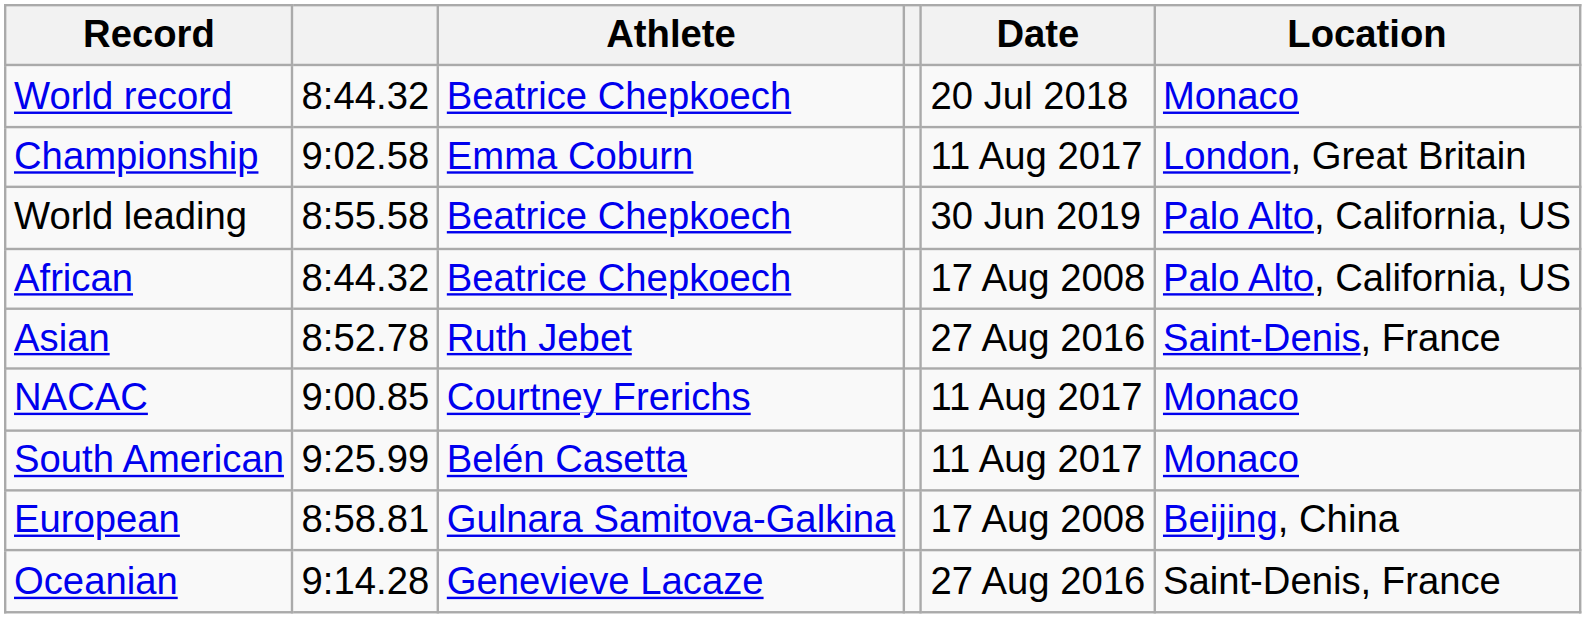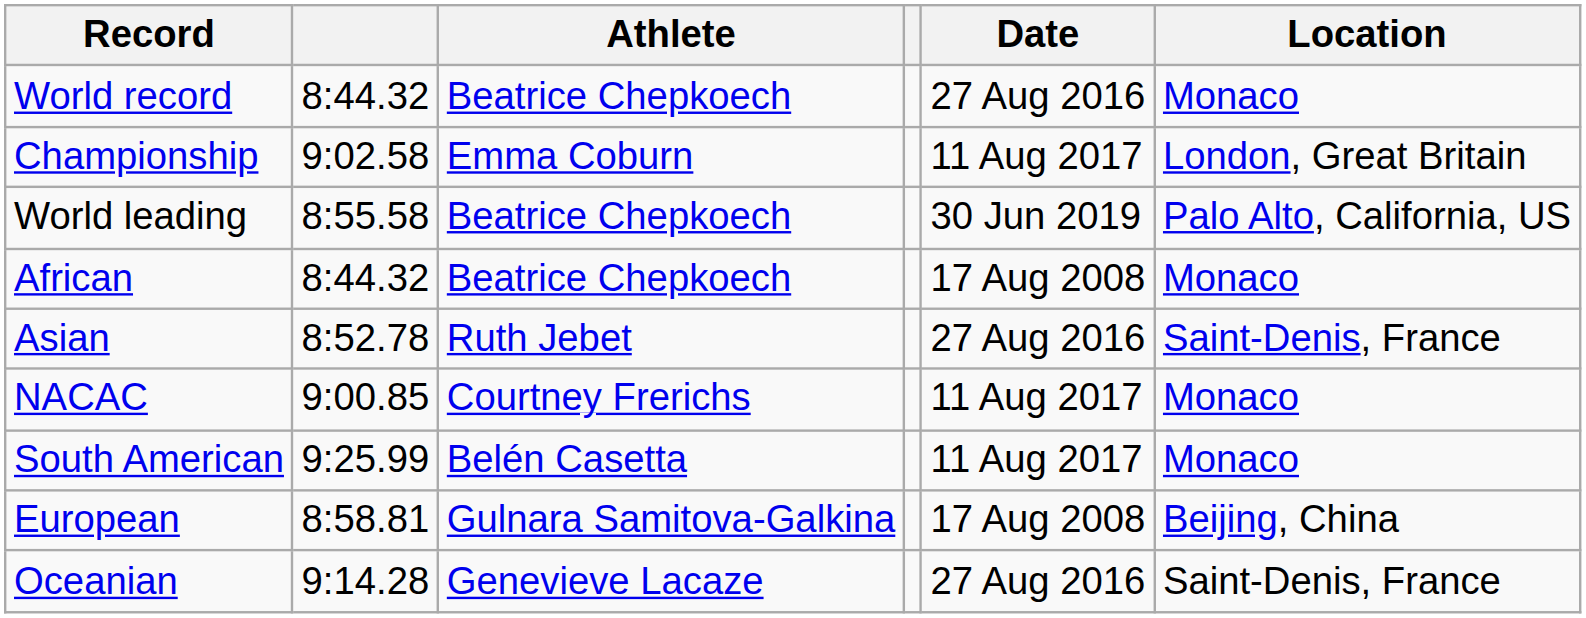(1029, 95) 20 Jul 2018 -> (1038, 95) 27 Aug 2016
(1367, 277) Palo Alto, California, US -> (1231, 277) Monaco
